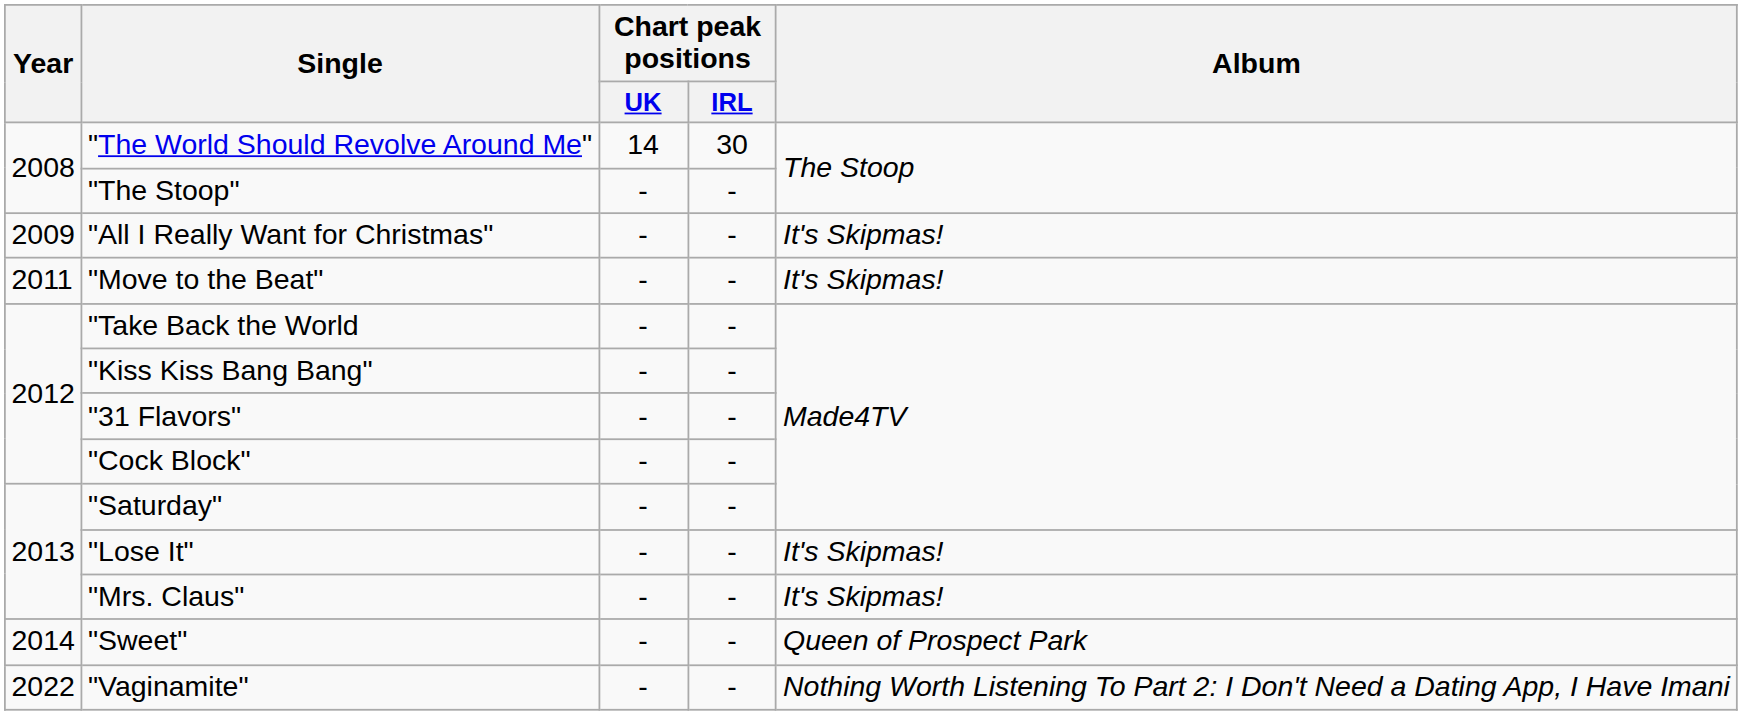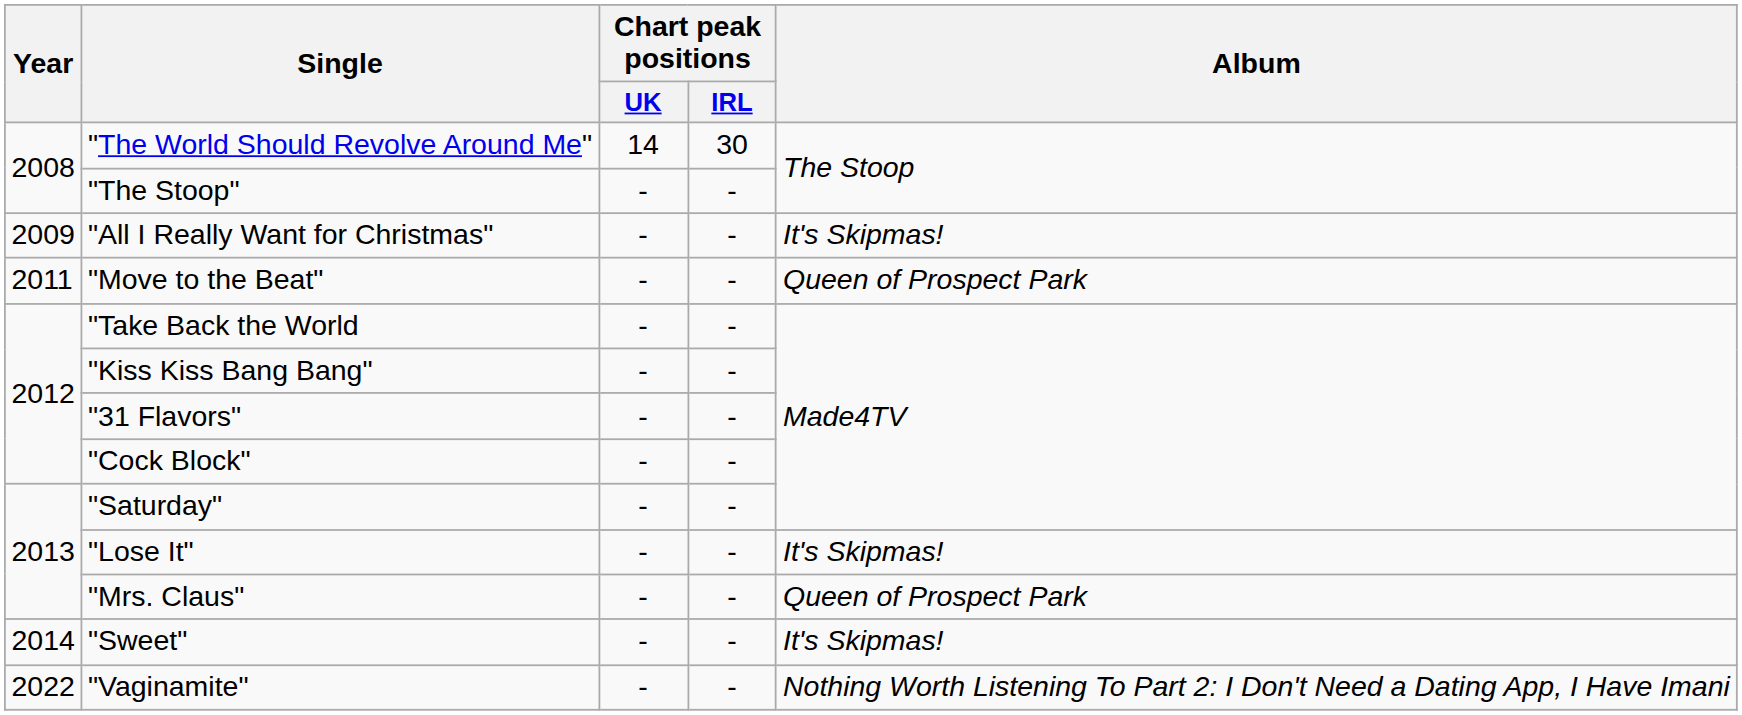(863, 280) It's Skipmas! -> (935, 280) Queen of Prospect Park
(863, 596) It's Skipmas! -> (935, 596) Queen of Prospect Park
(935, 641) Queen of Prospect Park -> (863, 641) It's Skipmas!
